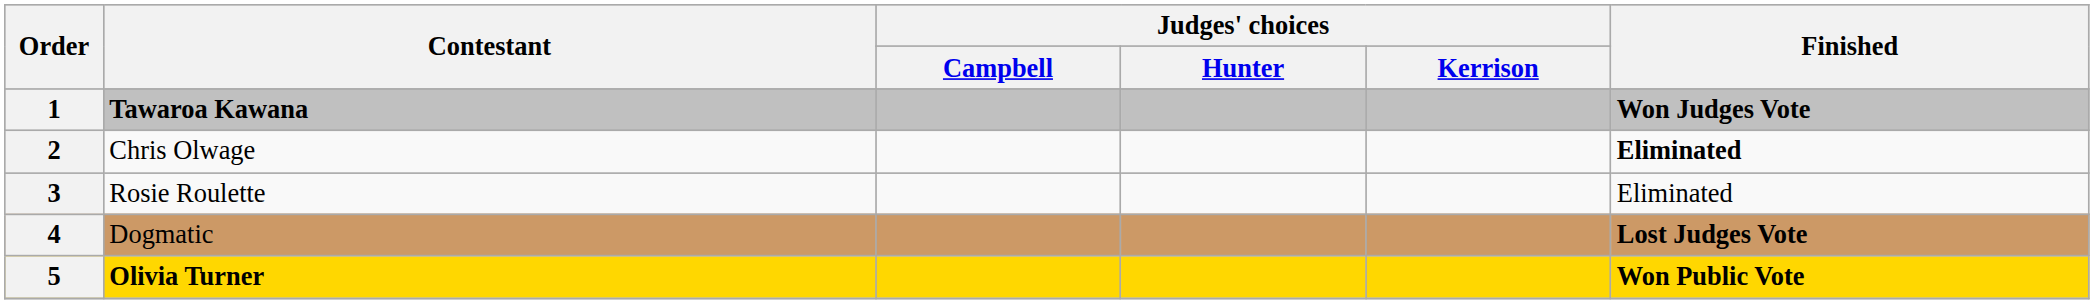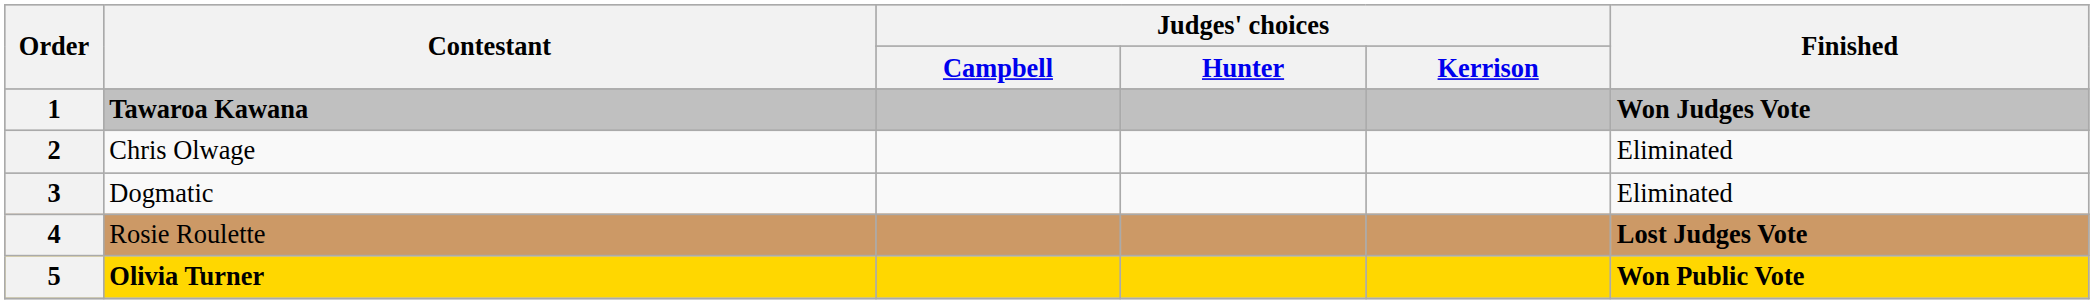(1679, 151) bold -> (1675, 151) normal
(187, 192) Rosie Roulette -> (161, 192) Dogmatic
(161, 234) Dogmatic -> (187, 234) Rosie Roulette
